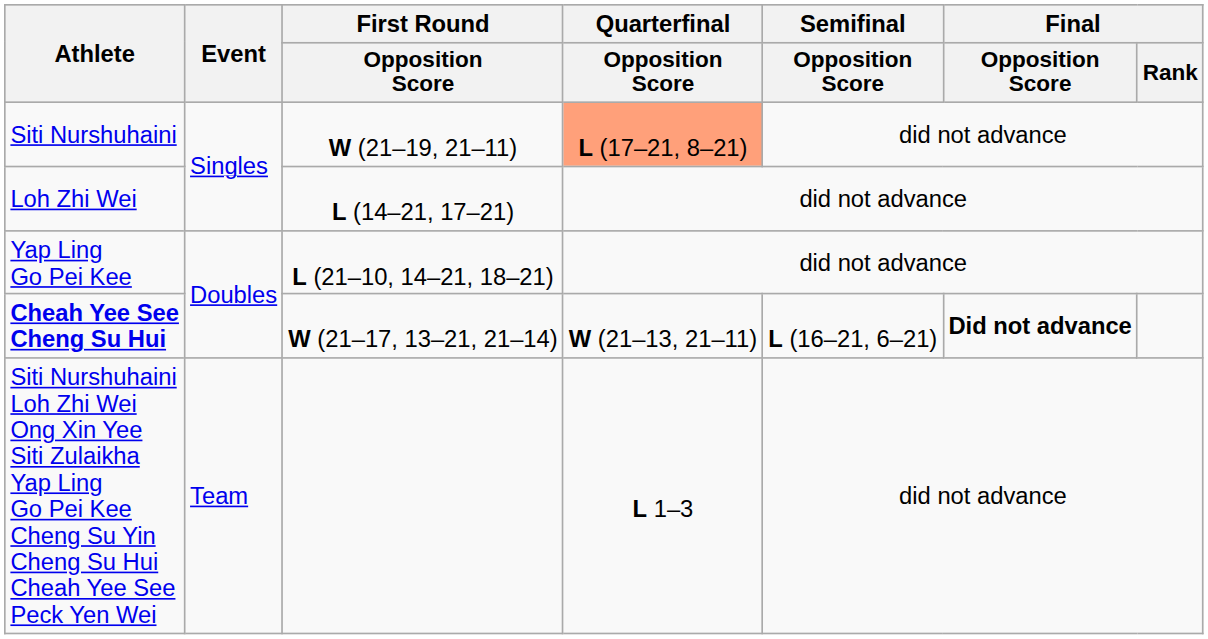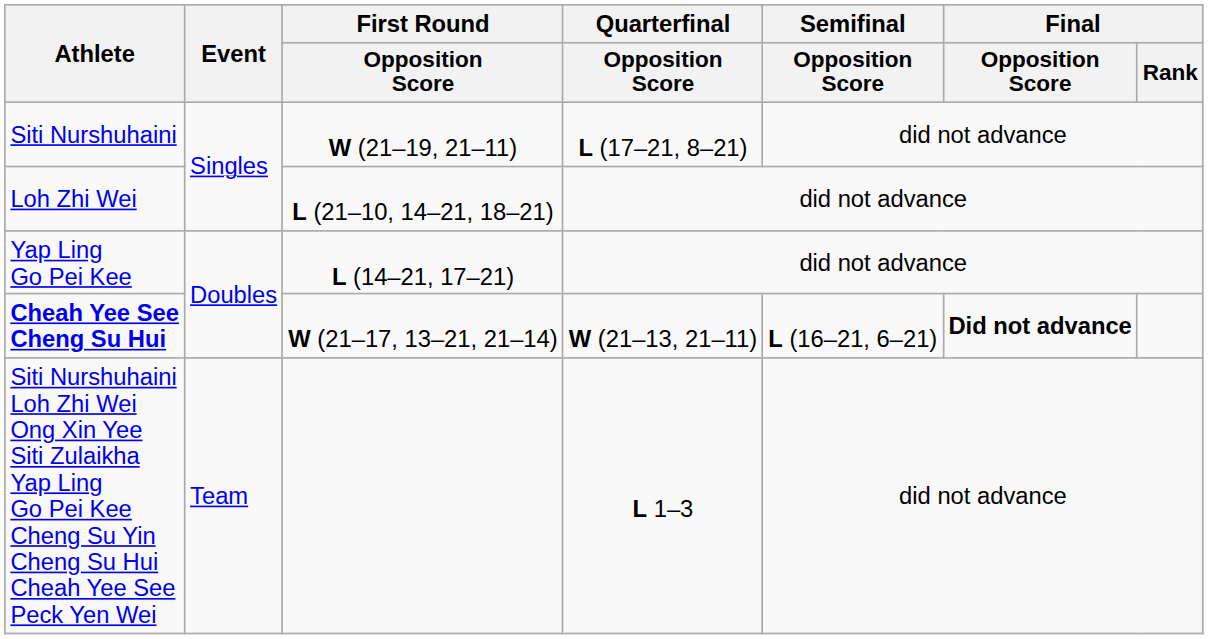(663, 148) lightsalmon background -> (663, 148) no background
(423, 212) L (14–21, 17–21) -> (423, 212) L (21–10, 14–21, 18–21)
(423, 276) L (21–10, 14–21, 18–21) -> (423, 276) L (14–21, 17–21)
